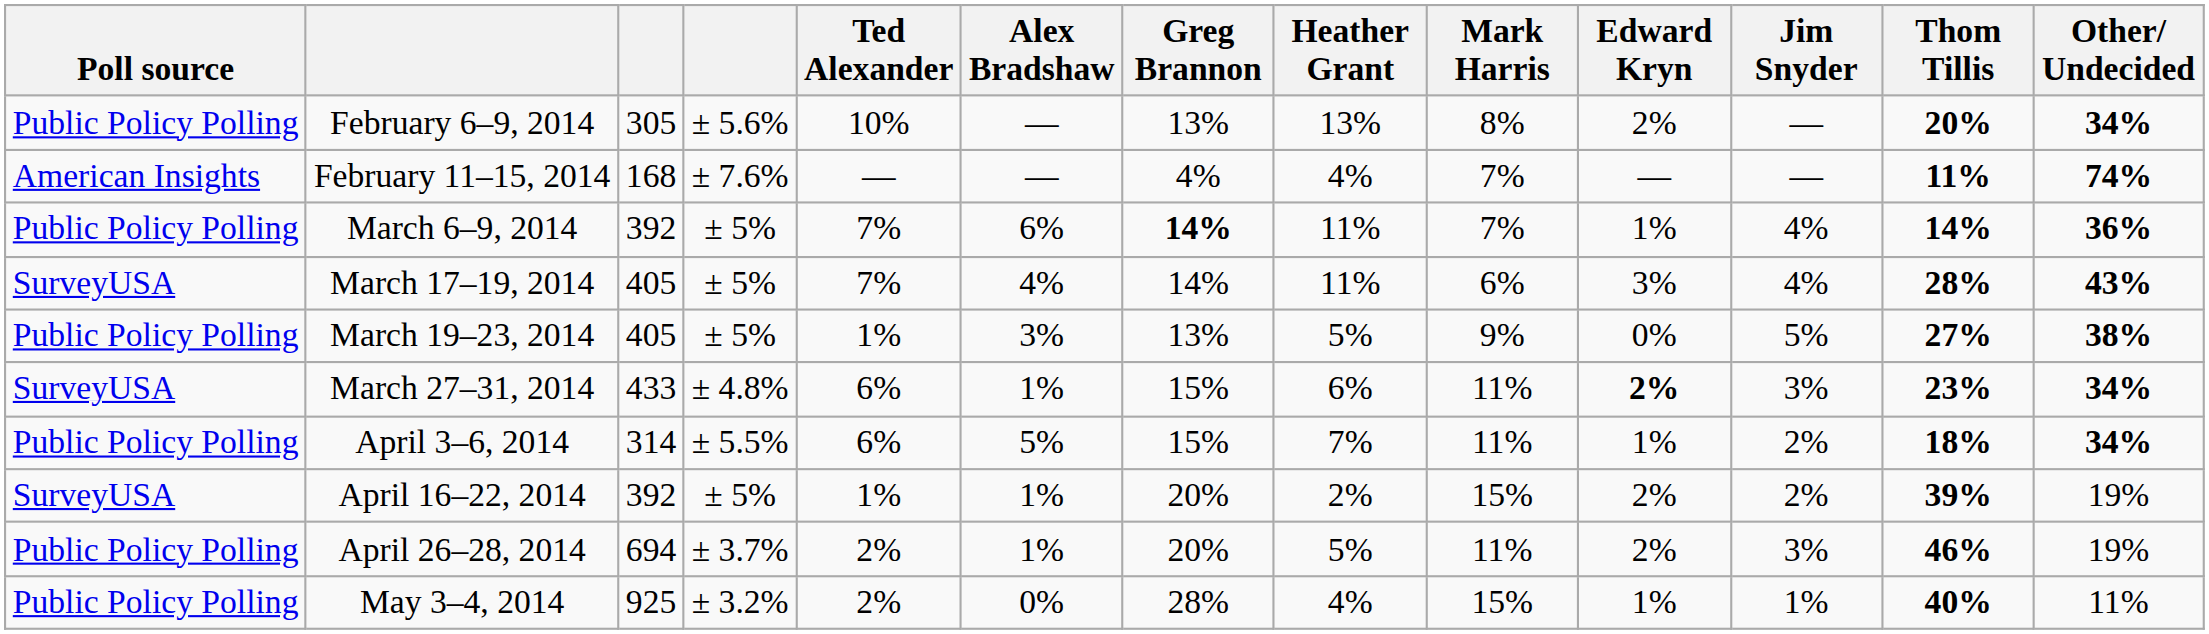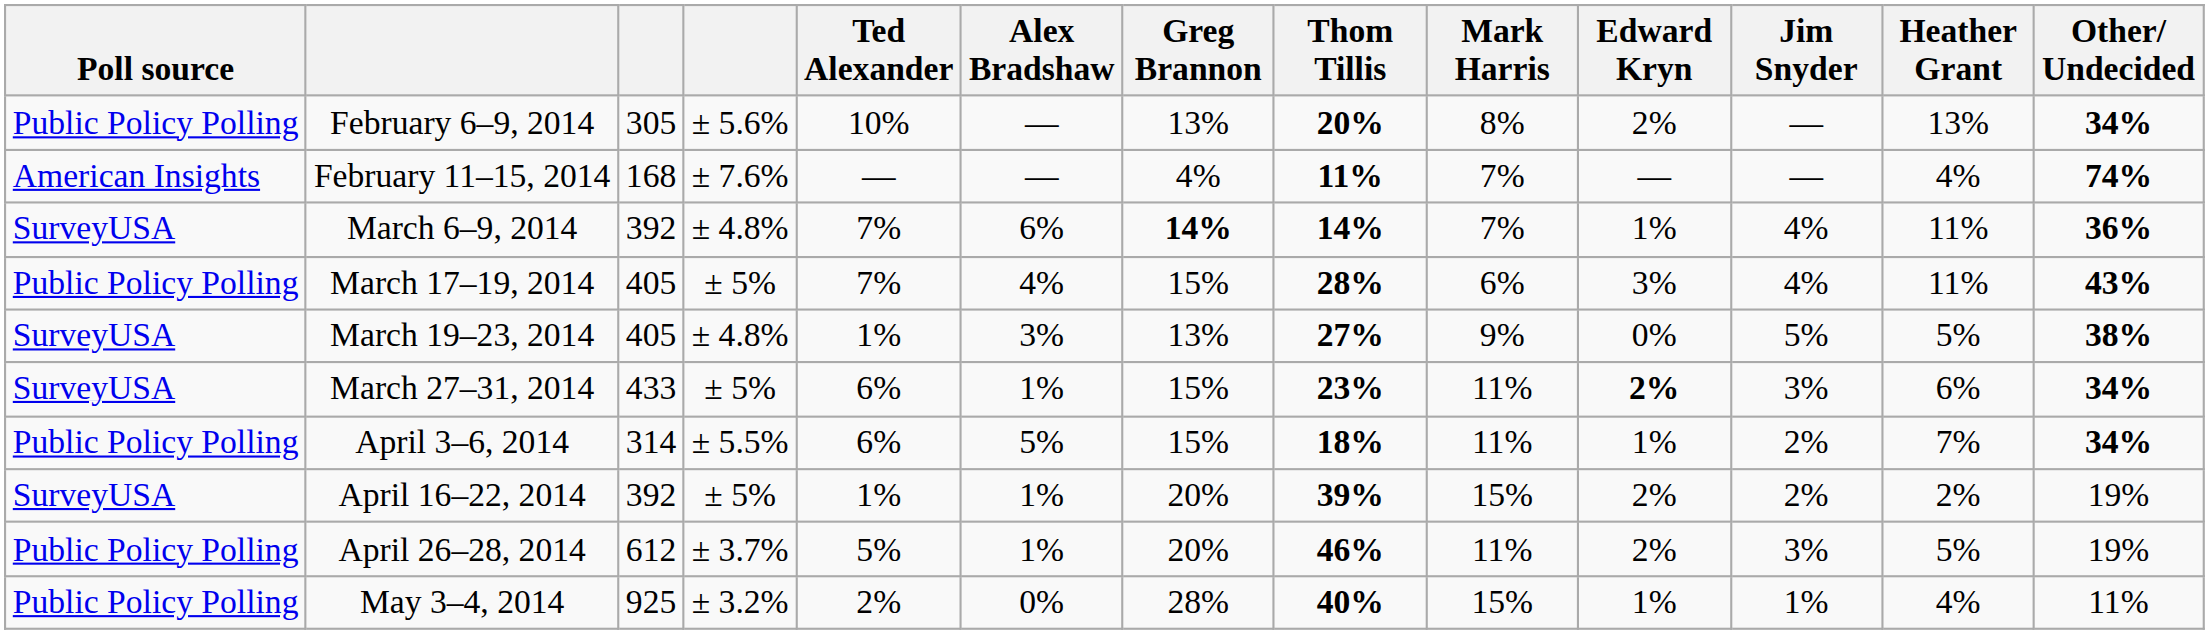columns swapped: (1350, 50) <-> (1958, 50)
(156, 228) Public Policy Polling -> (94, 228) SurveyUSA
(740, 228) ± 5% -> (740, 228) ± 4.8%
(94, 282) SurveyUSA -> (156, 282) Public Policy Polling
(1198, 282) 14% -> (1198, 282) 15%
(156, 335) Public Policy Polling -> (94, 335) SurveyUSA
(740, 335) ± 5% -> (740, 335) ± 4.8%
(740, 388) ± 4.8% -> (740, 388) ± 5%
(651, 548) 694 -> (651, 548) 612
(879, 548) 2% -> (879, 548) 5%
